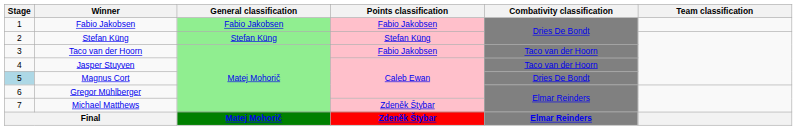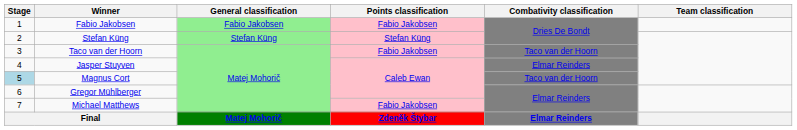(561, 65) Taco van der Hoorn -> (561, 65) Elmar Reinders
(561, 78) Dries De Bondt -> (561, 78) Taco van der Hoorn
(407, 105) Zdeněk Štybar -> (407, 105) Fabio Jakobsen
